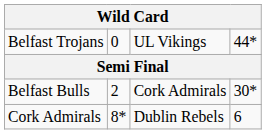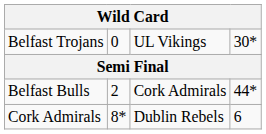(245, 41) 44* -> (245, 41) 30*
(245, 91) 30* -> (245, 91) 44*
